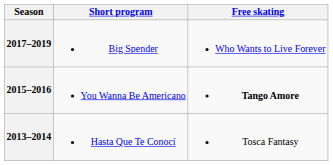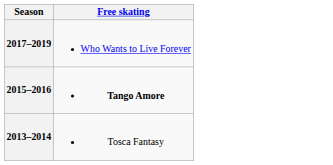- column: (121, 12)
